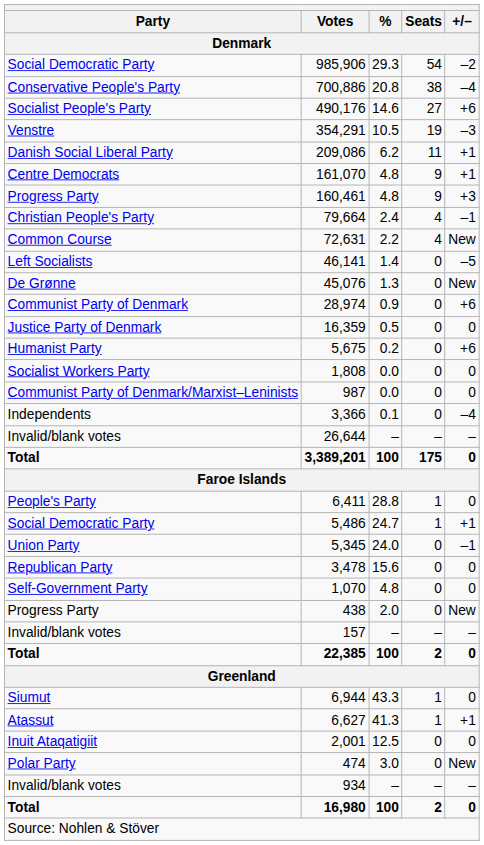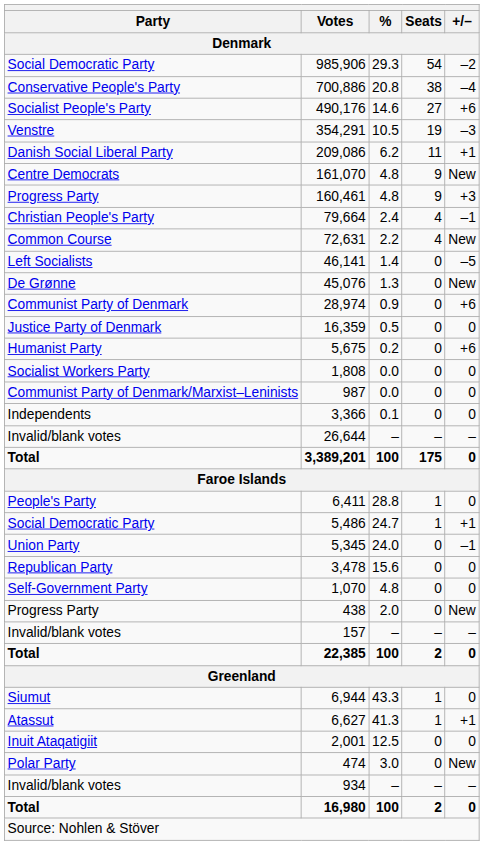(468, 174) +1 -> (462, 174) New
(468, 414) –4 -> (472, 414) 0
